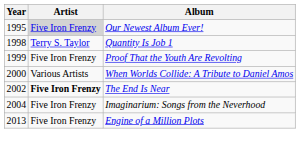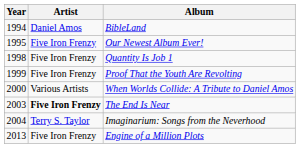+ row: (126, 27)
(63, 27) lightgrey background -> (63, 43) no background
(60, 43) Terry S. Taylor -> (63, 58) Five Iron Frenzy
(16, 89) 2002 -> (16, 105) 2003
(63, 105) Five Iron Frenzy -> (60, 120) Terry S. Taylor
